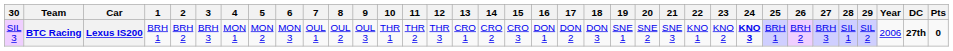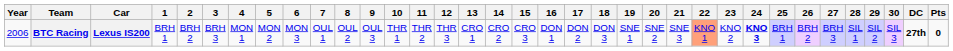columns swapped: (890, 12) <-> (14, 12)
(697, 33) no background -> (705, 33) lightsalmon background
